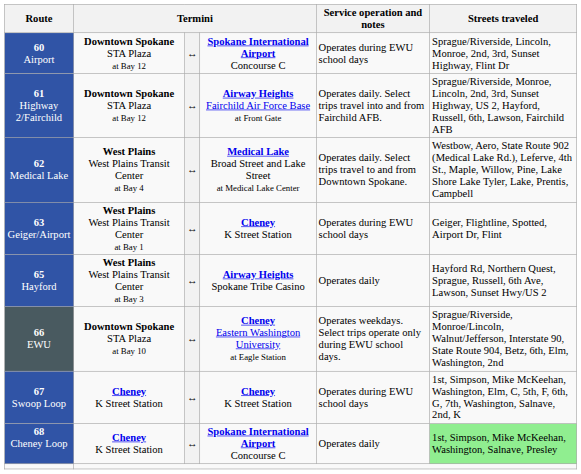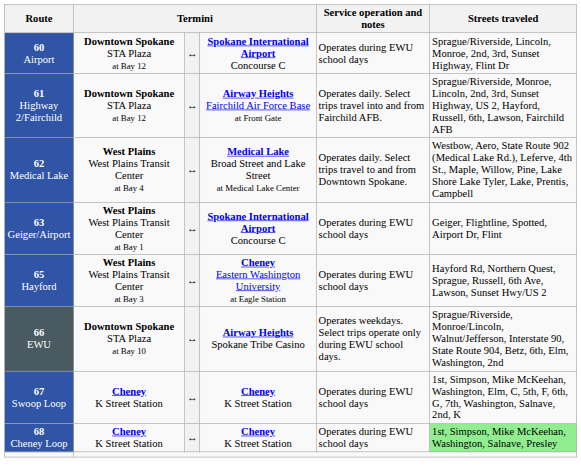(258, 228) Cheney K Street Station -> (258, 228) Spokane International Airport Concourse C
(258, 280) Airway Heights Spokane Tribe Casino -> (258, 280) Cheney Eastern Washington University at Eagle Station
(349, 280) Operates daily -> (366, 280) Operates during EWU school days
(258, 339) Cheney Eastern Washington University at Eagle Station -> (258, 339) Airway Heights Spokane Tribe Casino
(258, 443) Spokane International Airport Concourse C -> (258, 437) Cheney K Street Station
(349, 443) Operates daily -> (366, 437) Operates during EWU school days
